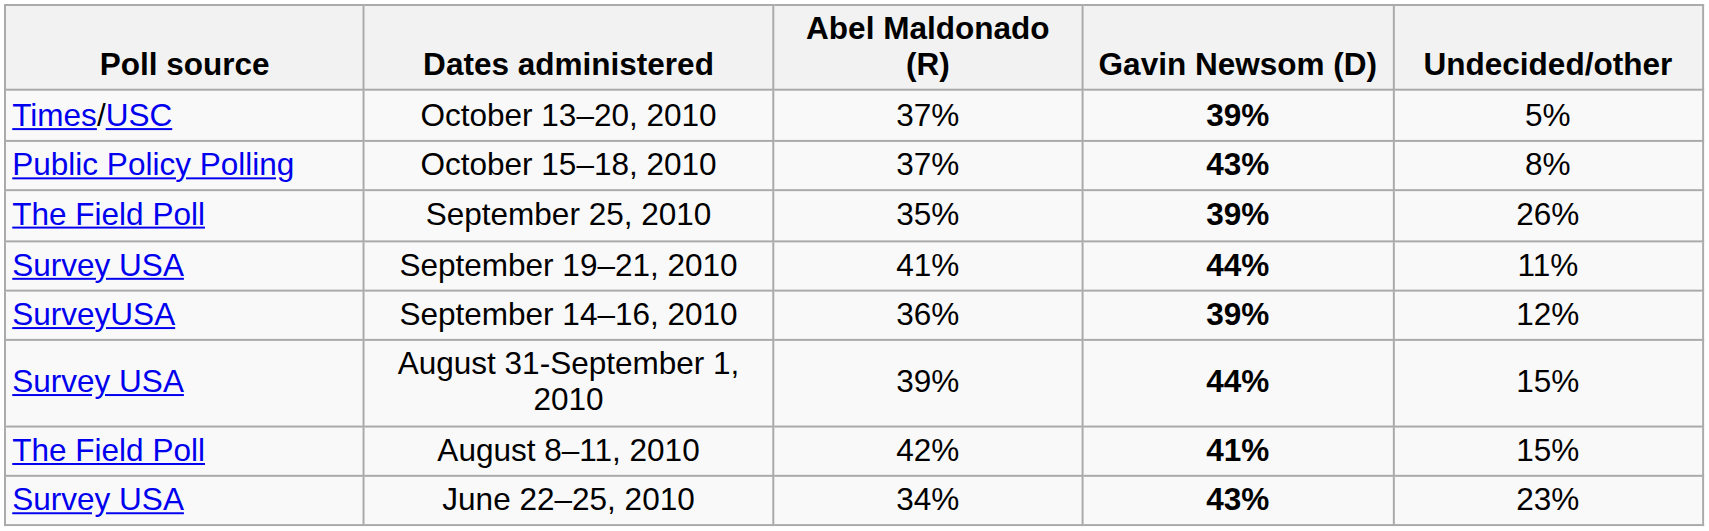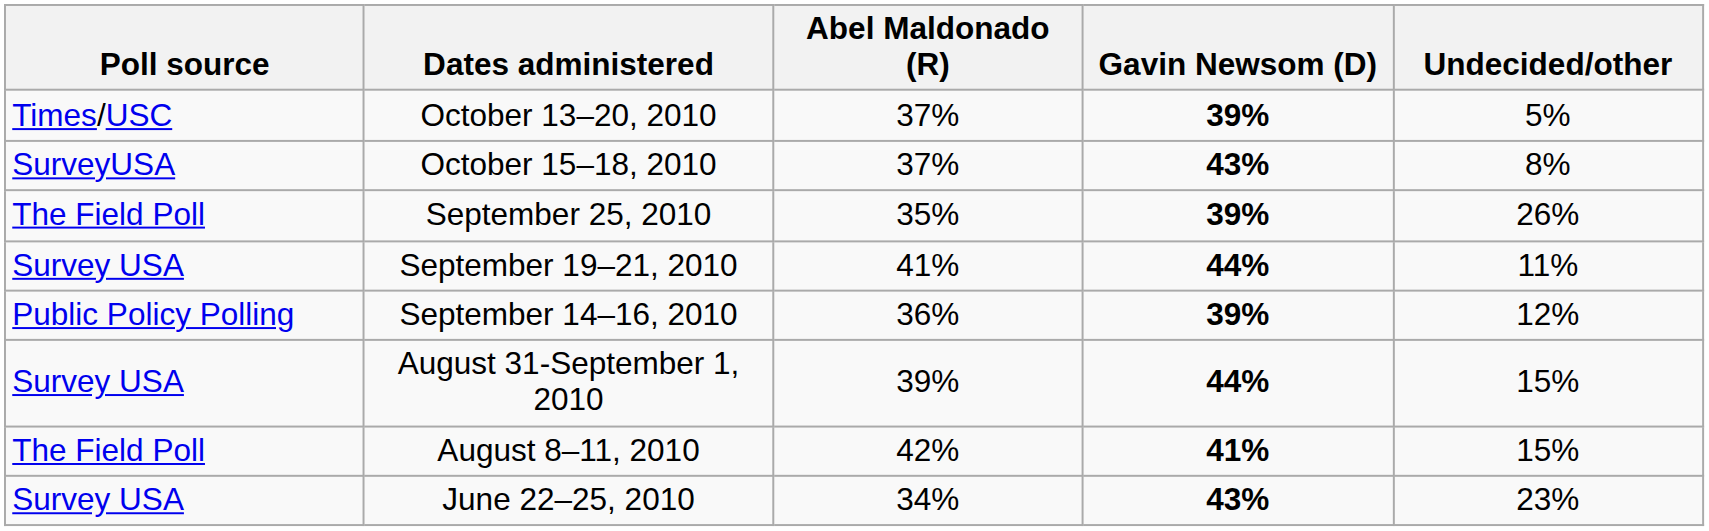(153, 164) Public Policy Polling -> (94, 164) SurveyUSA
(94, 314) SurveyUSA -> (153, 314) Public Policy Polling
